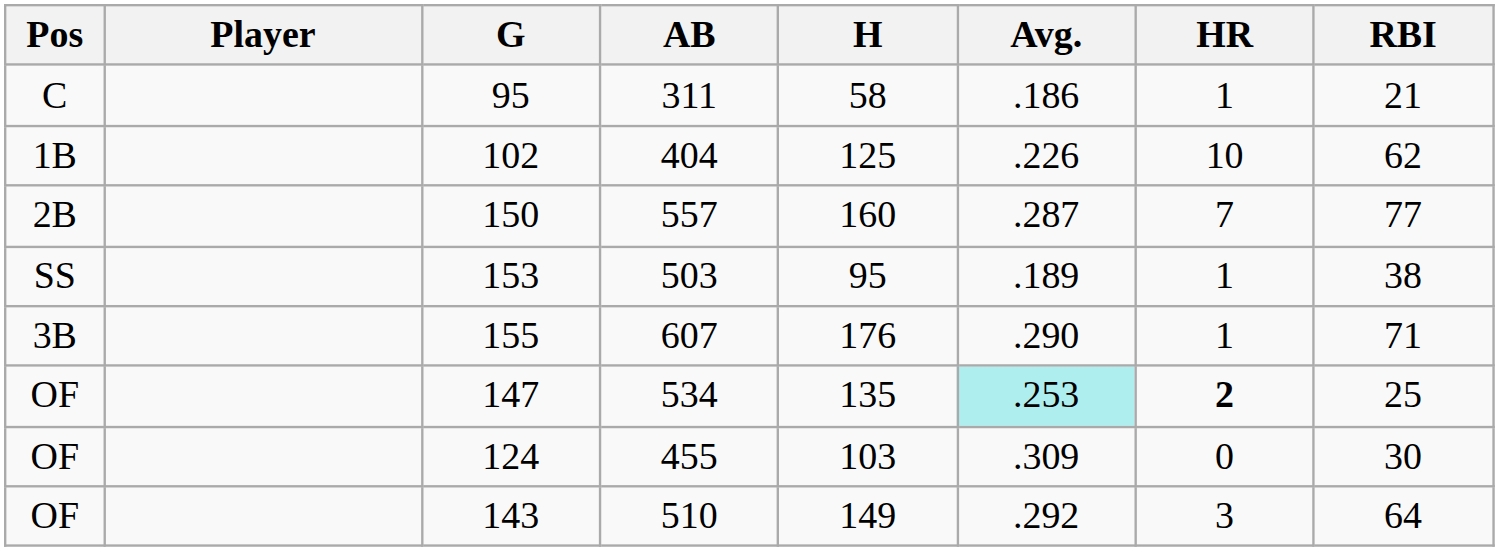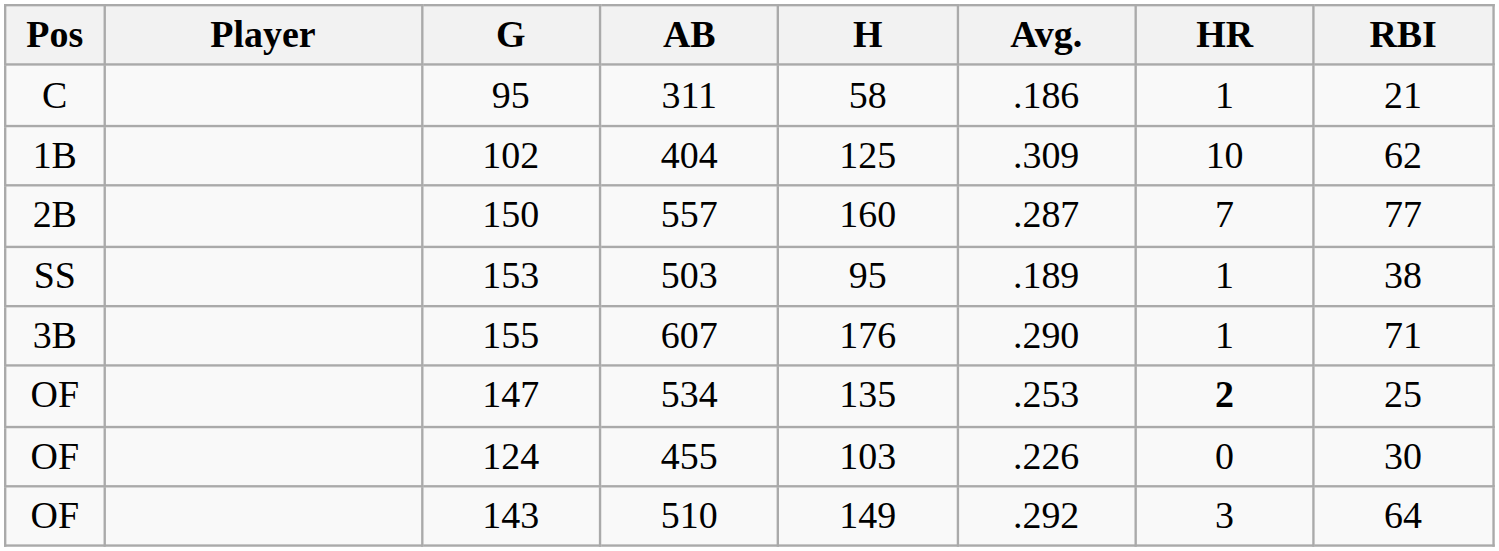(1046, 154) .226 -> (1046, 154) .309
(1046, 395) paleturquoise background -> (1046, 395) no background
(1046, 455) .309 -> (1046, 455) .226
